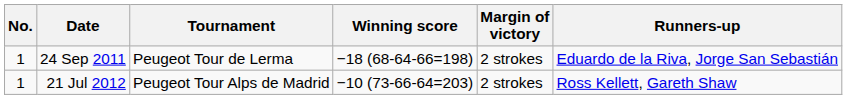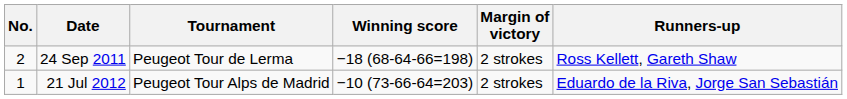(20, 58) 1 -> (20, 58) 2
(697, 58) Eduardo de la Riva, Jorge San Sebastián -> (647, 58) Ross Kellett, Gareth Shaw
(647, 83) Ross Kellett, Gareth Shaw -> (697, 83) Eduardo de la Riva, Jorge San Sebastián
